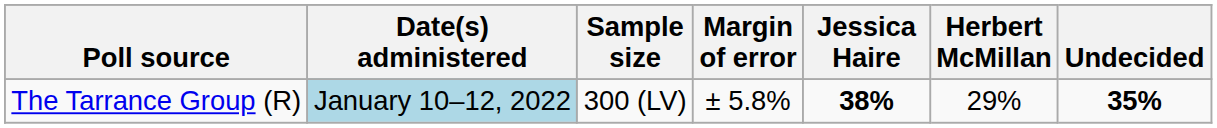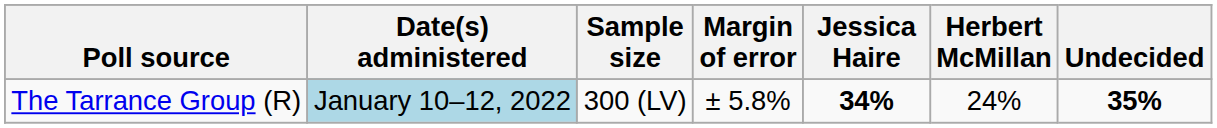(867, 101) 38% -> (867, 101) 34%
(994, 101) 29% -> (994, 101) 24%
